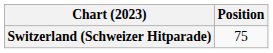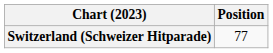(241, 36) 75 -> (241, 36) 77
